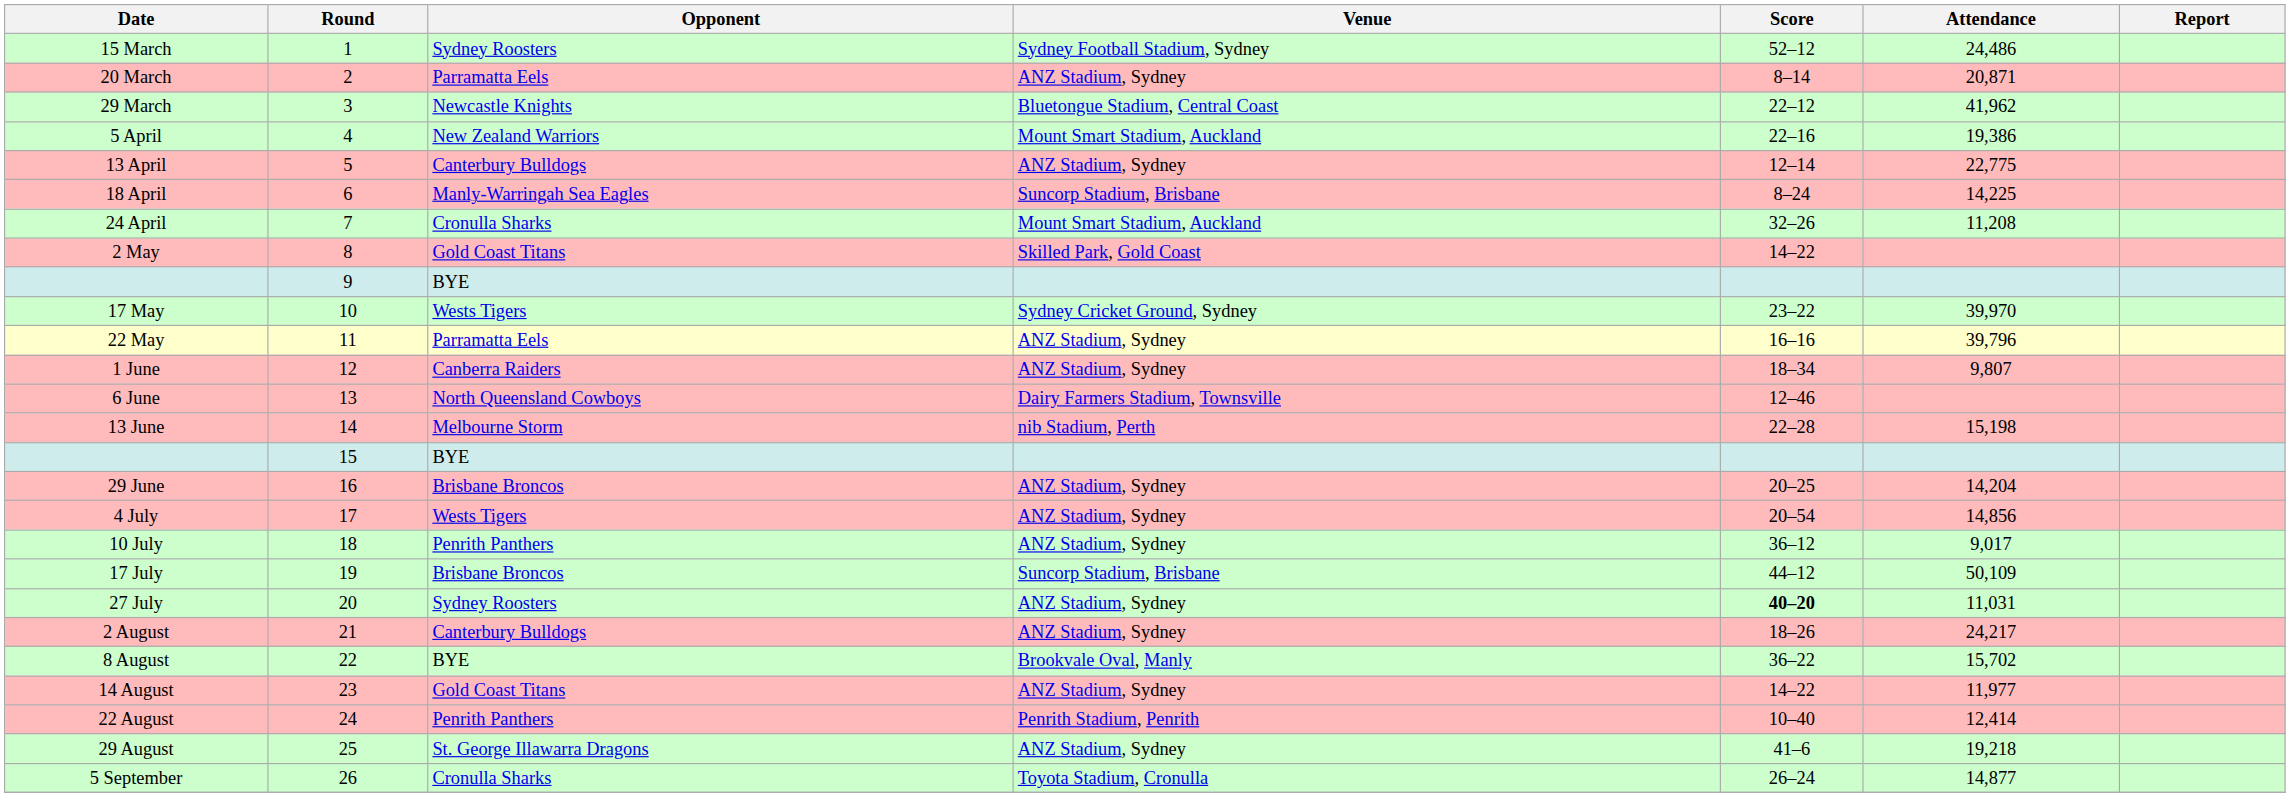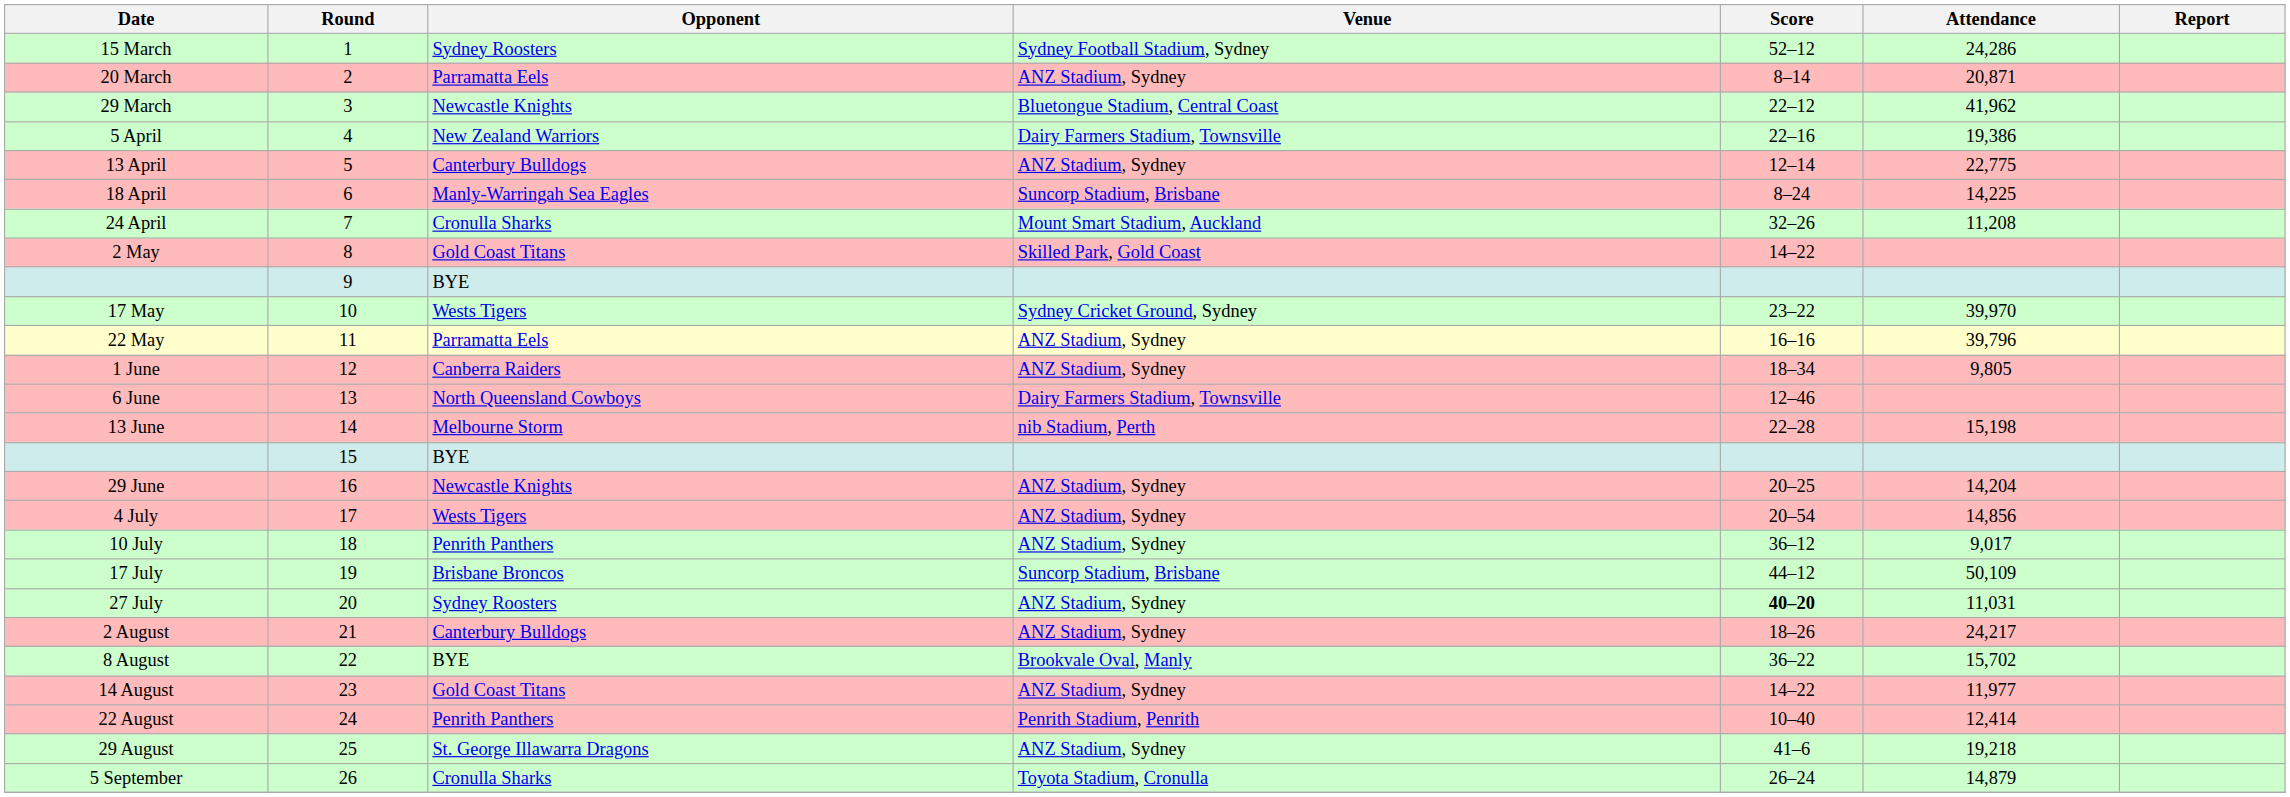(1991, 48) 24,486 -> (1991, 48) 24,286
(1139, 135) Mount Smart Stadium, Auckland -> (1149, 135) Dairy Farmers Stadium, Townsville
(1991, 369) 9,807 -> (1991, 369) 9,805
(498, 485) Brisbane Broncos -> (502, 485) Newcastle Knights
(1991, 777) 14,877 -> (1991, 777) 14,879
